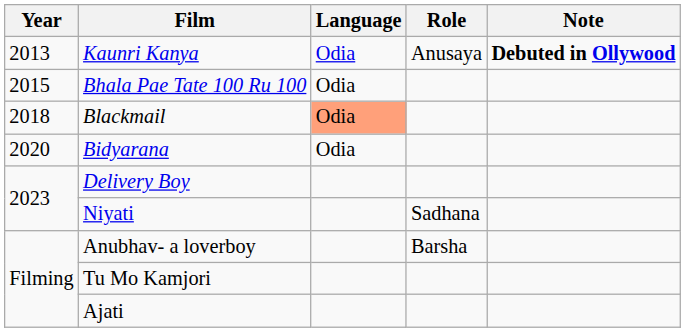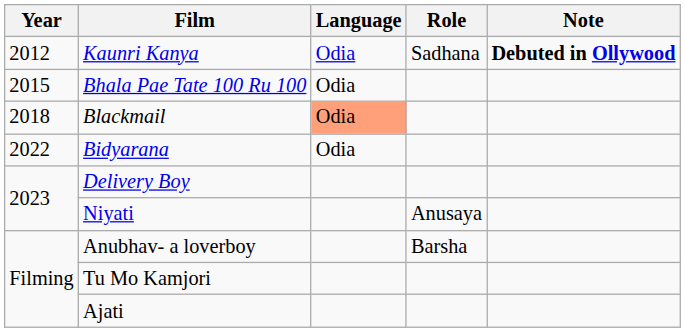(30, 52) 2013 -> (30, 52) 2012
(446, 52) Anusaya -> (445, 52) Sadhana
(30, 149) 2020 -> (30, 149) 2022
(445, 213) Sadhana -> (446, 213) Anusaya
